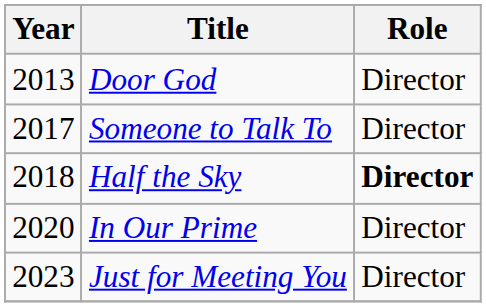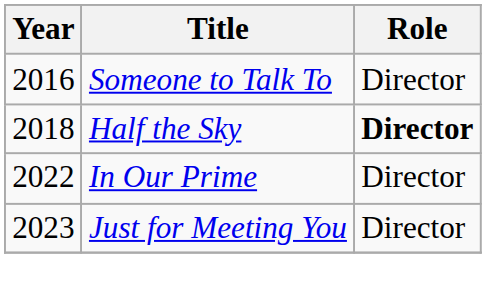- row: (153, 78)
(43, 128) 2017 -> (43, 78) 2016
(43, 227) 2020 -> (43, 177) 2022
